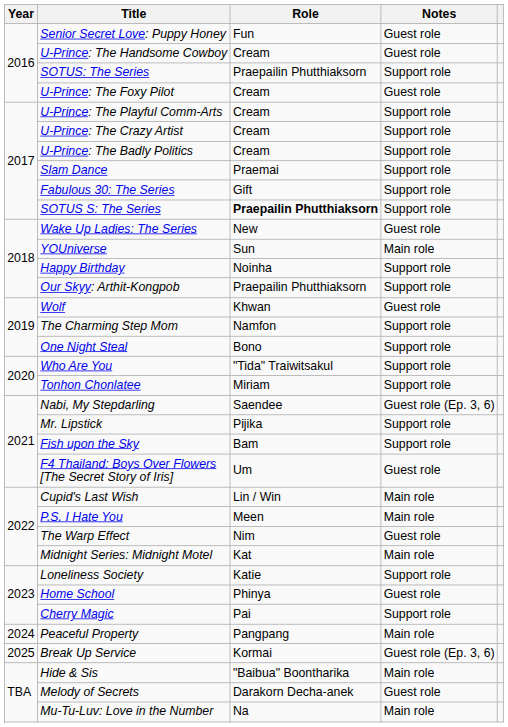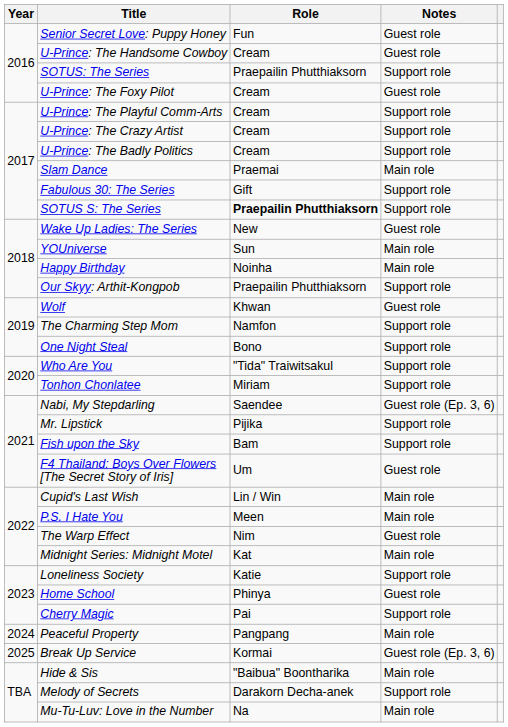(417, 170) Support role -> (409, 170) Main role
(417, 268) Support role -> (409, 268) Main role
(412, 692) Guest role -> (417, 692) Support role
